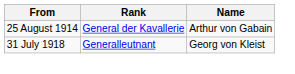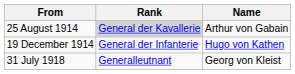(134, 28) no background -> (149, 28) lightgrey background
+ row: (50, 45)
